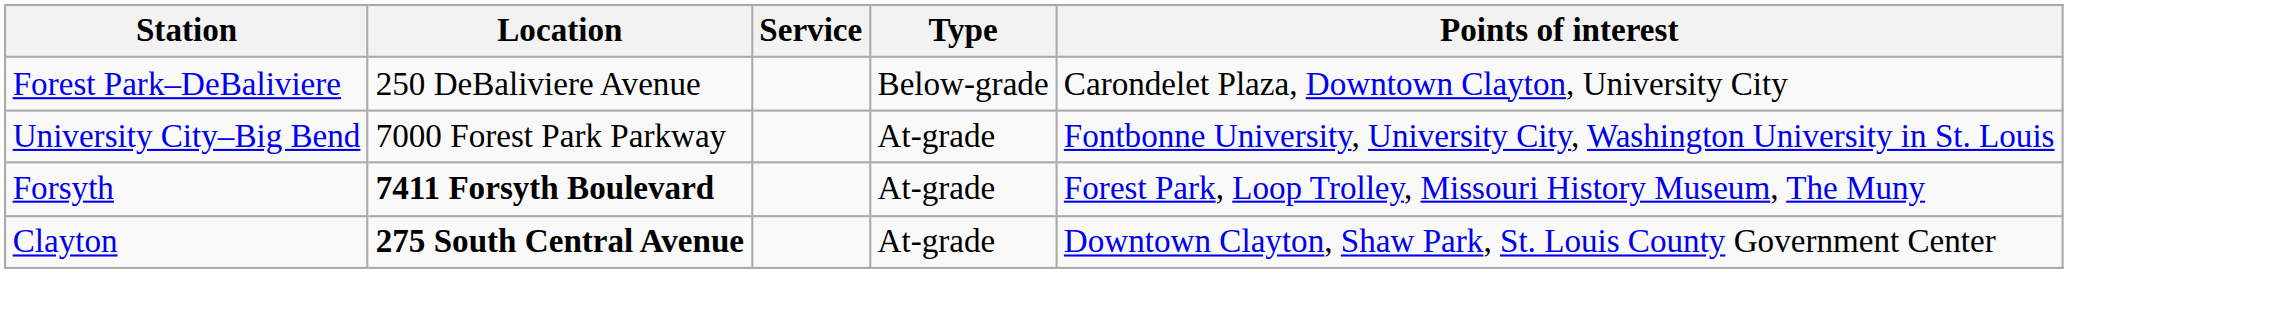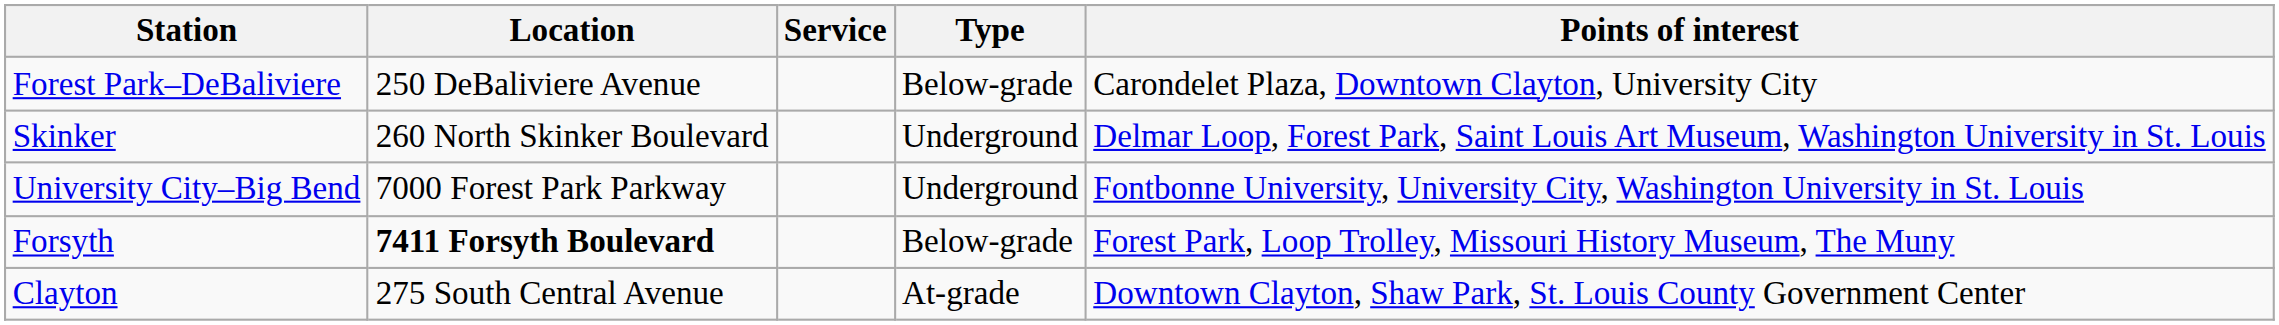+ row: (64, 135)
(936, 135) At-grade -> (990, 188) Underground
(936, 188) At-grade -> (988, 240) Below-grade
(560, 240) bold -> (550, 293) normal
